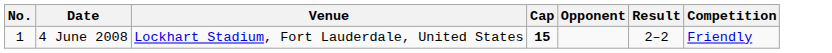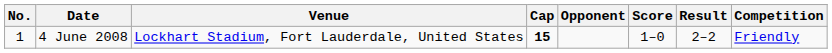+ column: (653, 16)
